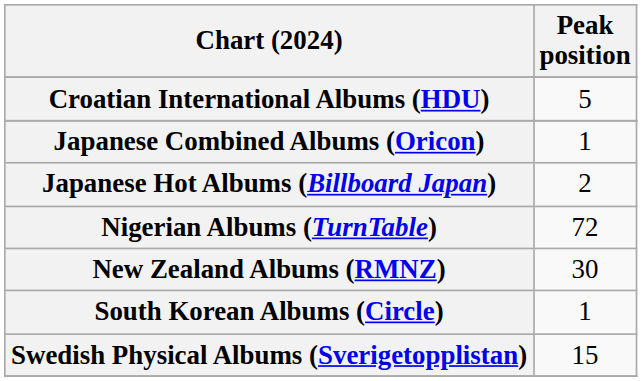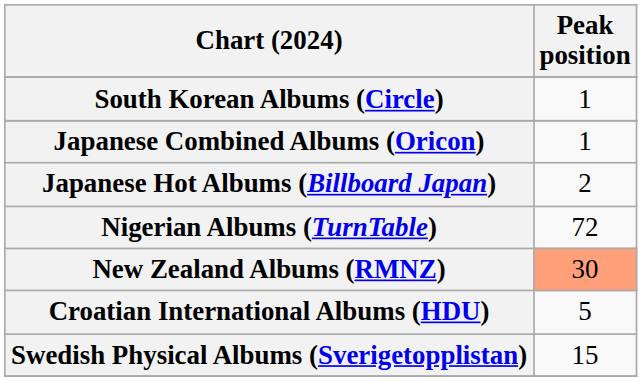rows swapped: (269, 98) <-> (269, 311)
(585, 269) no background -> (585, 269) lightsalmon background
